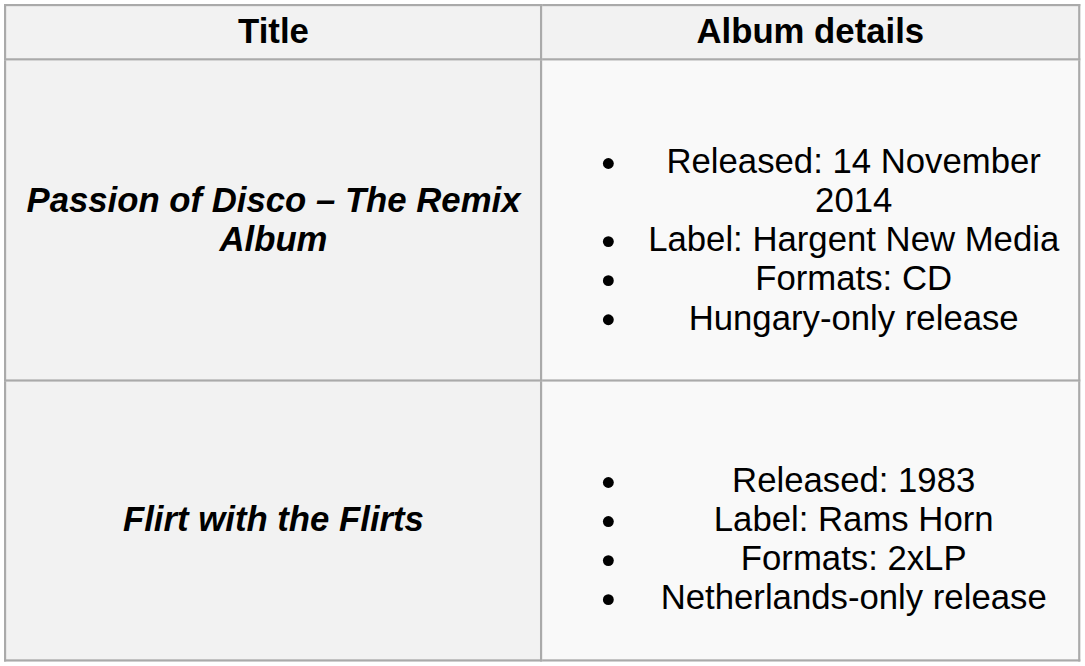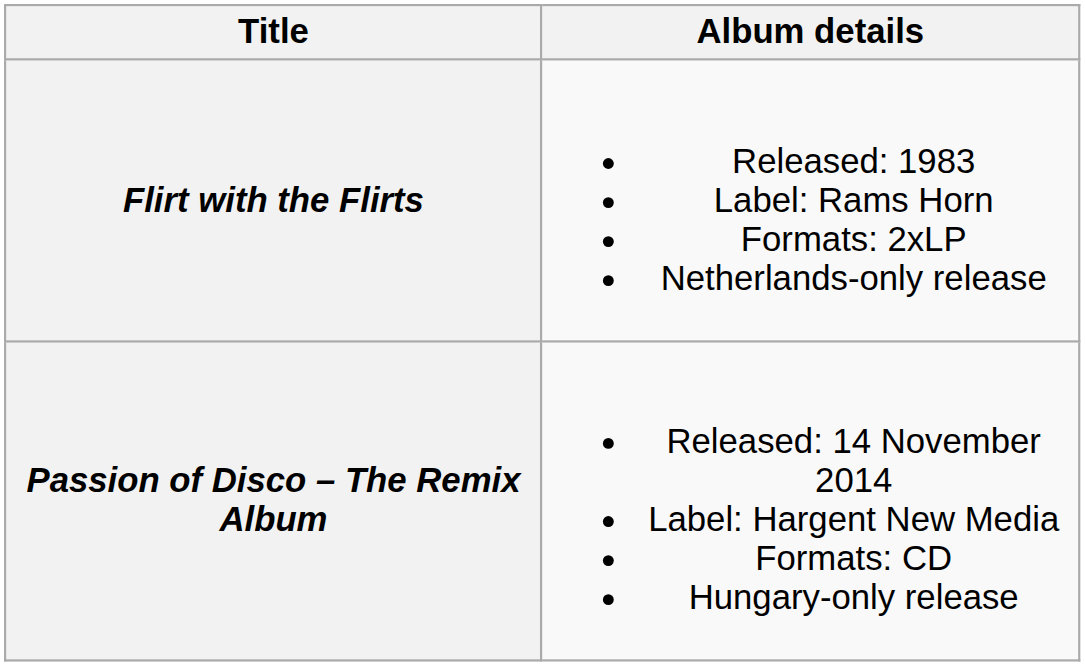rows swapped: (273, 519) <-> (273, 219)
